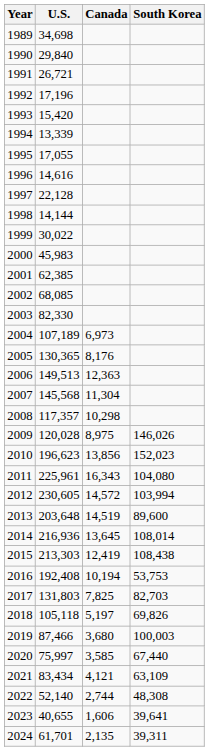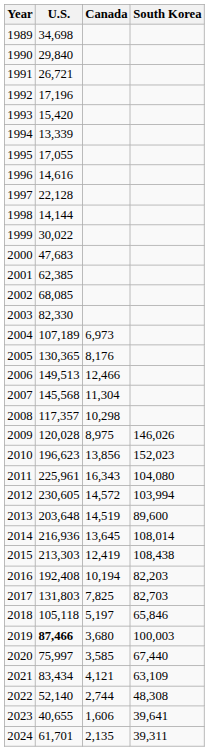(56, 255) 45,983 -> (56, 255) 47,683
(103, 375) 12,363 -> (103, 375) 12,466
(151, 575) 53,753 -> (151, 575) 82,203
(151, 615) 69,826 -> (151, 615) 65,846
(56, 635) normal -> (56, 635) bold
